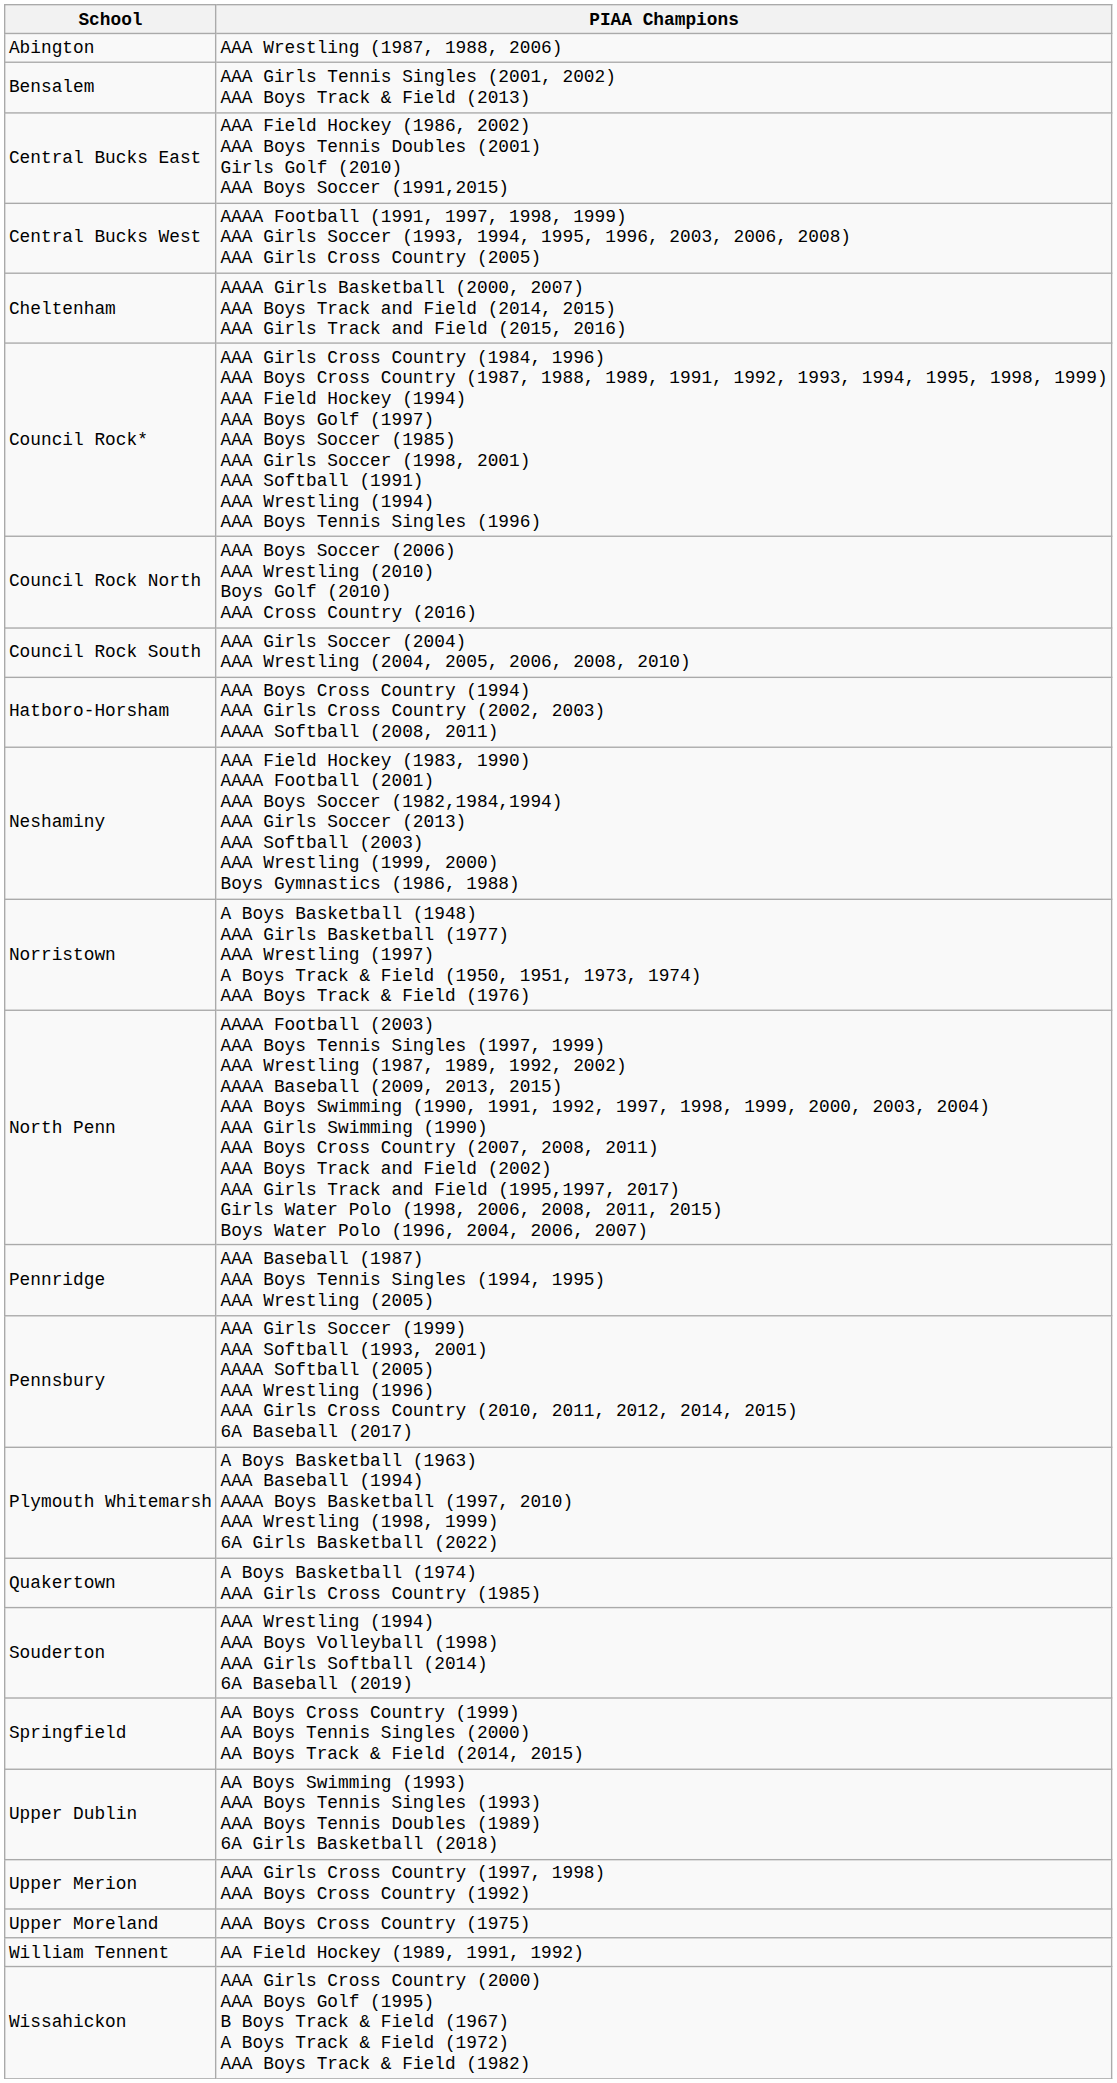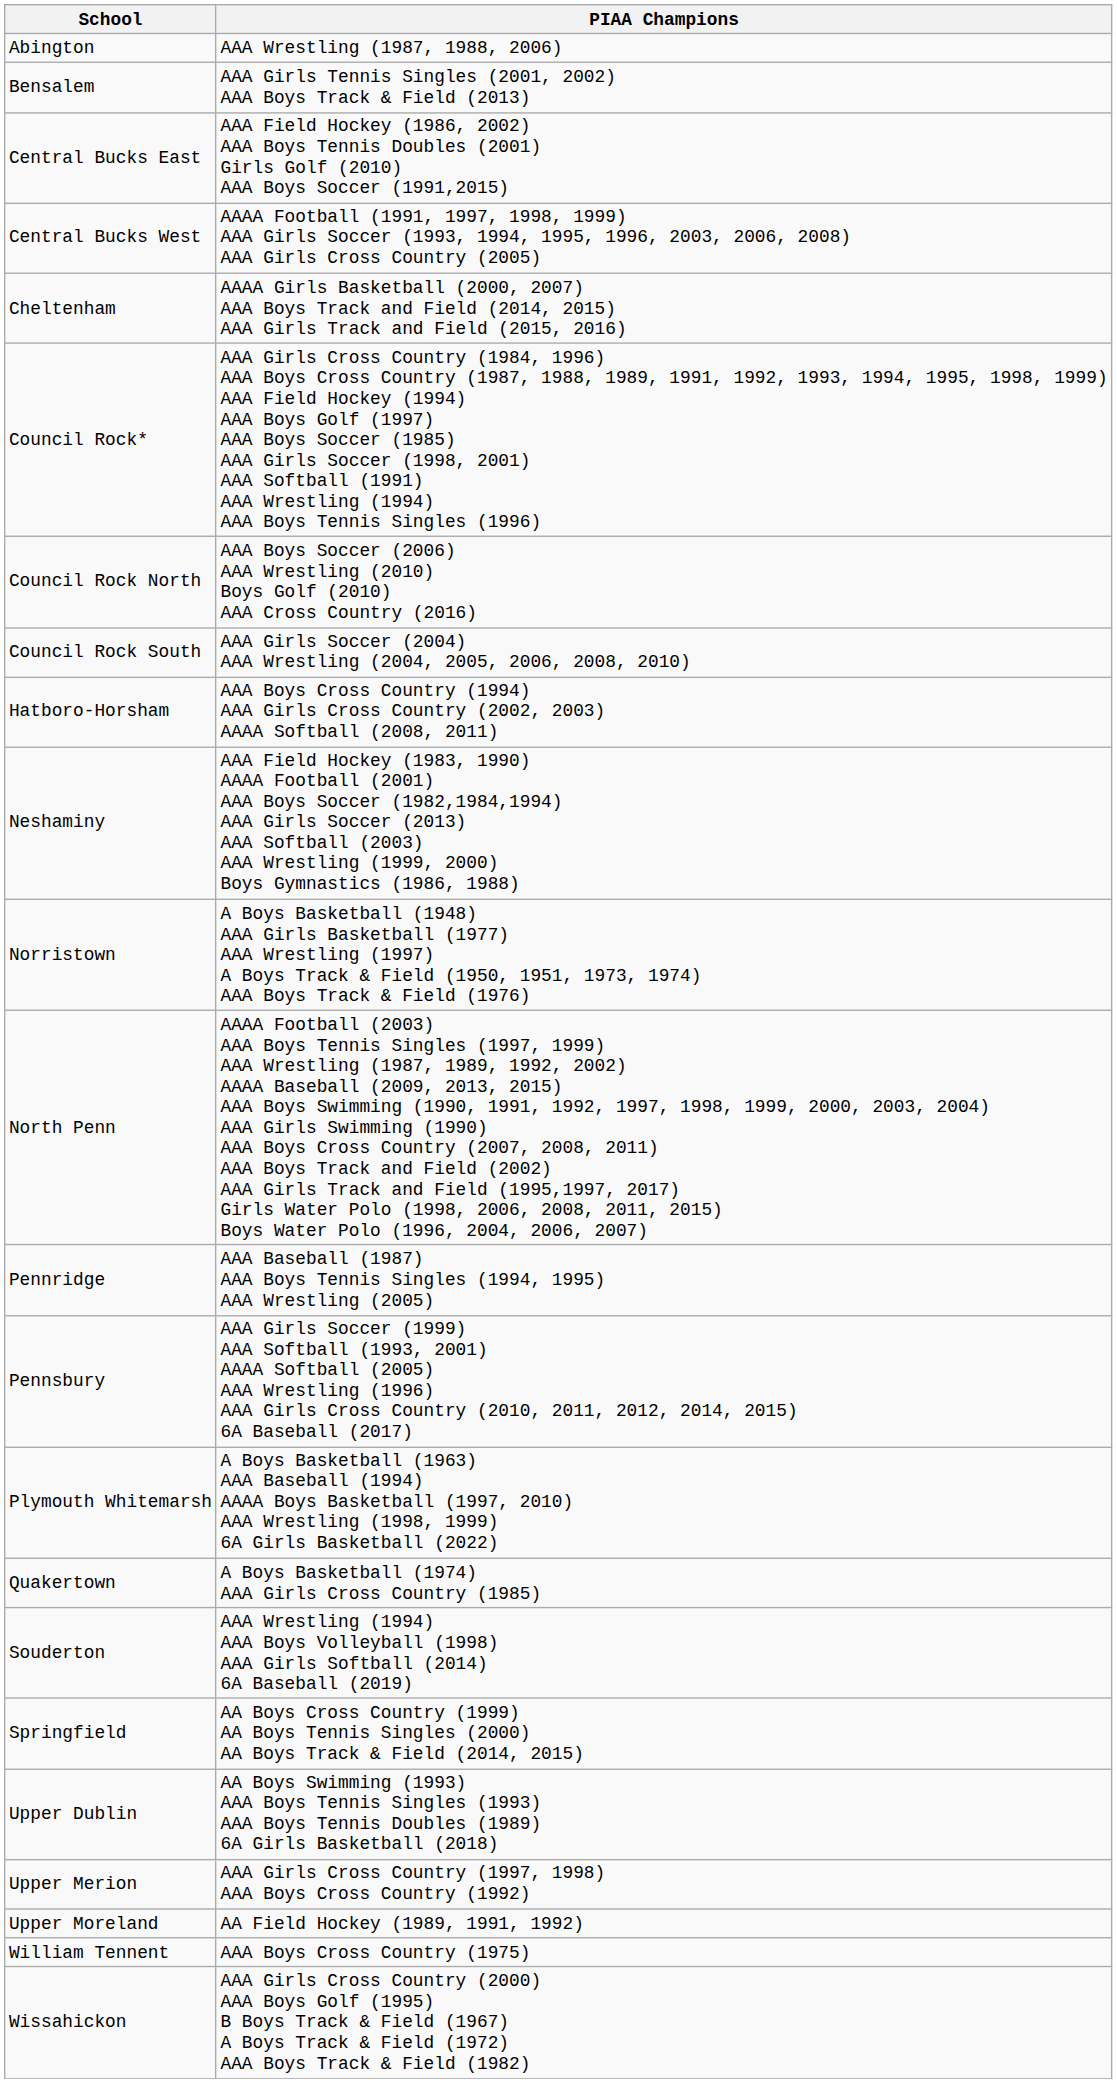(375, 1923) AAA Boys Cross Country (1975) -> (402, 1923) AA Field Hockey (1989, 1991, 1992)
(402, 1952) AA Field Hockey (1989, 1991, 1992) -> (375, 1952) AAA Boys Cross Country (1975)
